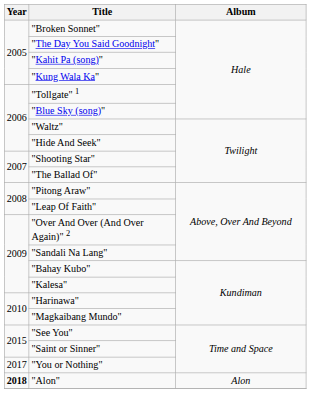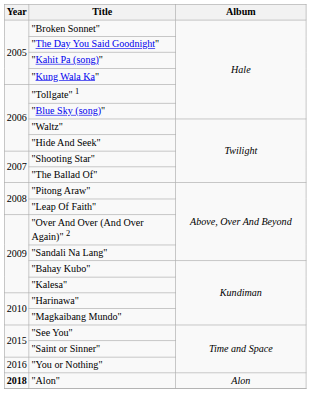(17, 364) 2017 -> (17, 364) 2016
